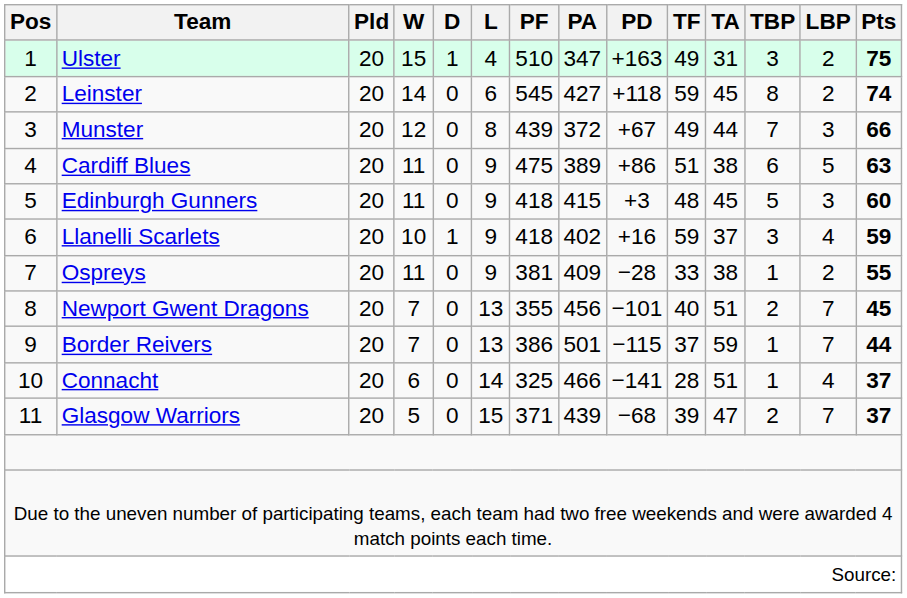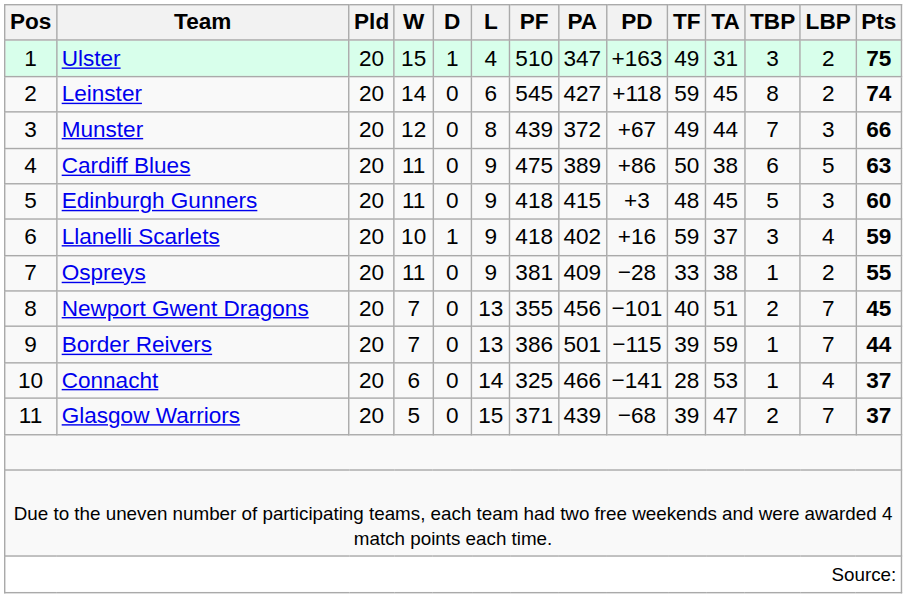(687, 165) 51 -> (687, 165) 50
(687, 344) 37 -> (687, 344) 39
(725, 380) 51 -> (725, 380) 53
